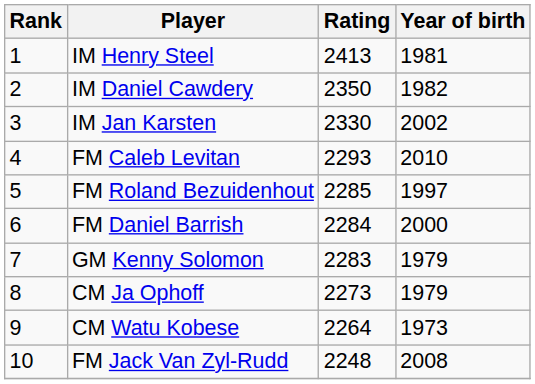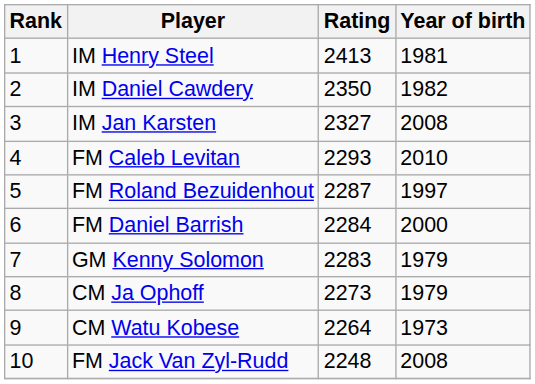(348, 123) 2330 -> (348, 123) 2327
(424, 123) 2002 -> (424, 123) 2008
(348, 191) 2285 -> (348, 191) 2287
